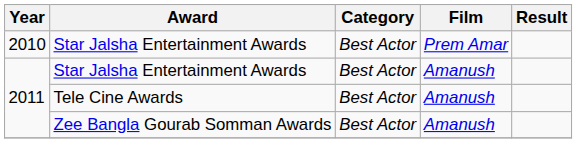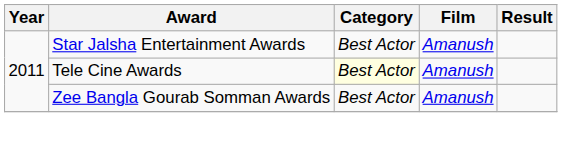- row: (27, 44)
(378, 97) no background -> (376, 71) lightyellow background
